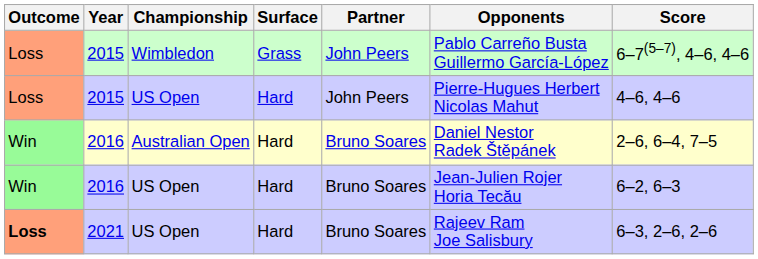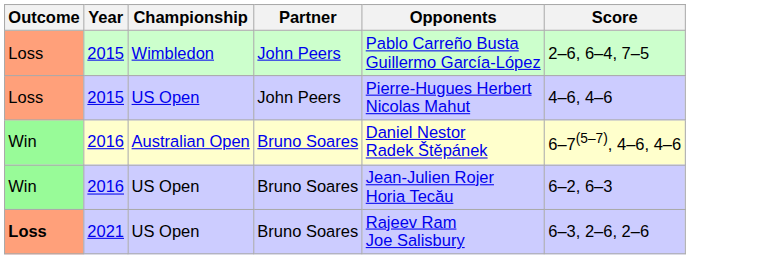- column: (288, 17)
(683, 52) 6–7(5–7), 4–6, 4–6 -> (599, 52) 2–6, 6–4, 7–5
(667, 142) 2–6, 6–4, 7–5 -> (615, 142) 6–7(5–7), 4–6, 4–6
